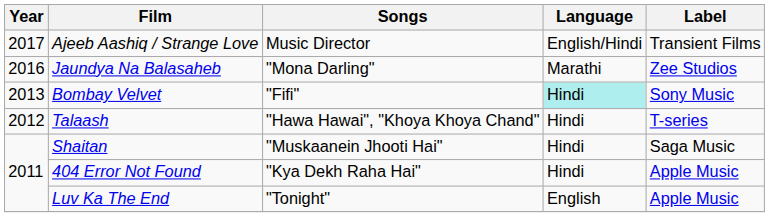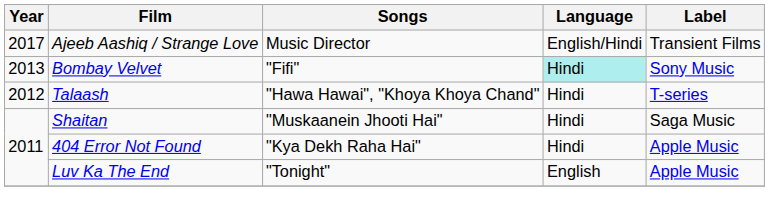- row: (136, 69)
